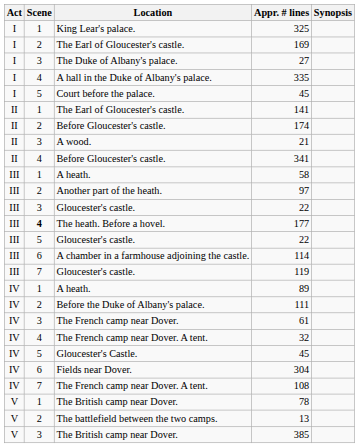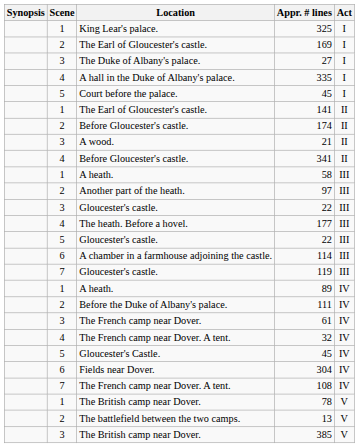columns swapped: (14, 12) <-> (333, 12)
(39, 223) bold -> (62, 223) normal
